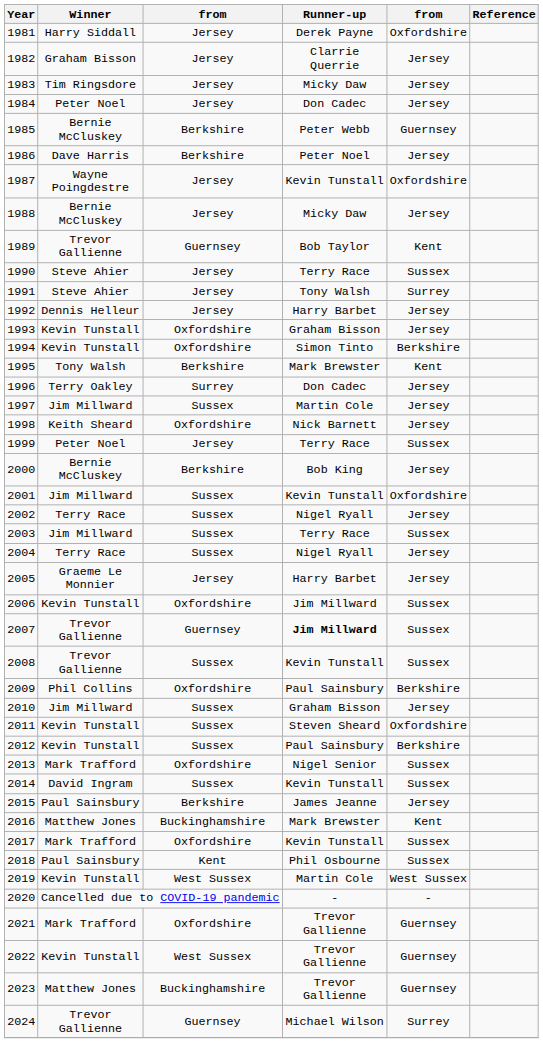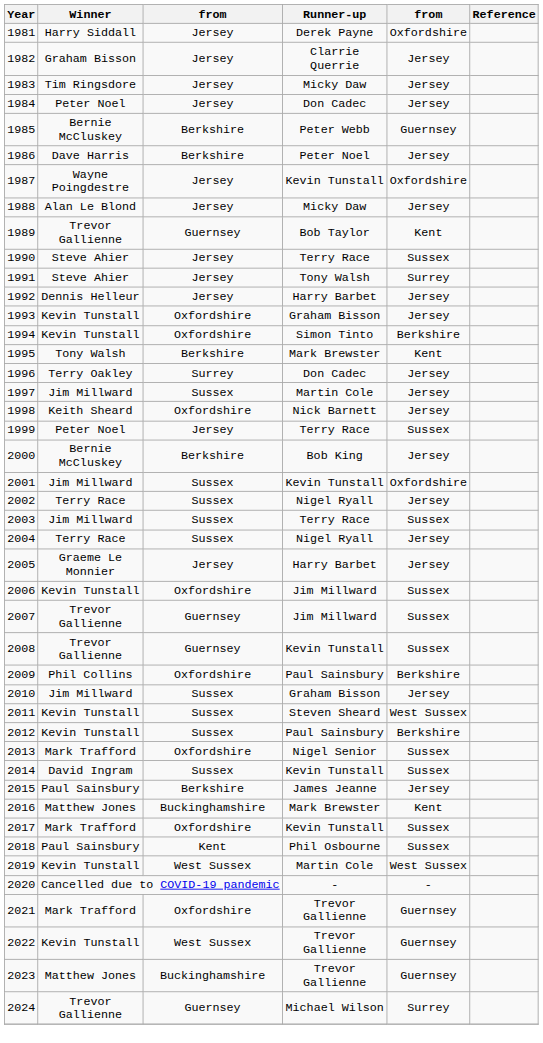(90, 214) Bernie McCluskey -> (90, 207) Alan Le Blond
(335, 630) bold -> (335, 617) normal
(213, 663) Sussex -> (213, 649) Guernsey
(428, 727) Oxfordshire -> (428, 713) West Sussex
